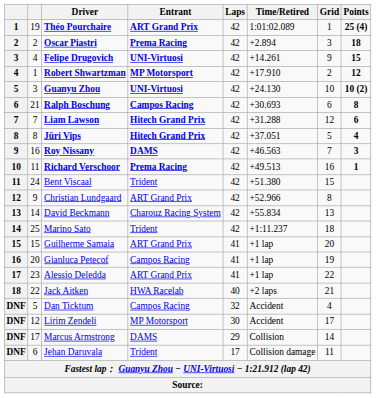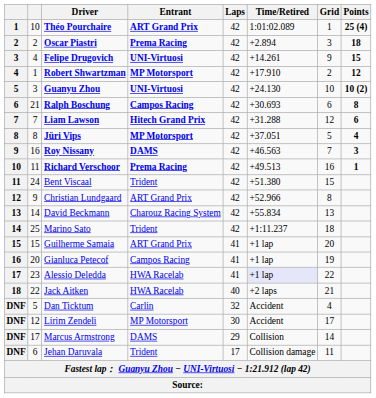(35, 27) 19 -> (35, 27) 10
(168, 135) Hitech Grand Prix -> (161, 135) MP Motorsport
(161, 275) ART Grand Prix -> (157, 275) HWA Racelab
(261, 275) no background -> (261, 275) lavender background
(160, 305) Campos Racing -> (142, 305) Carlin
